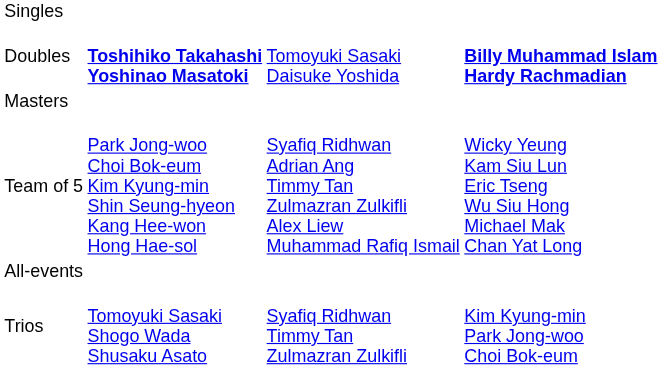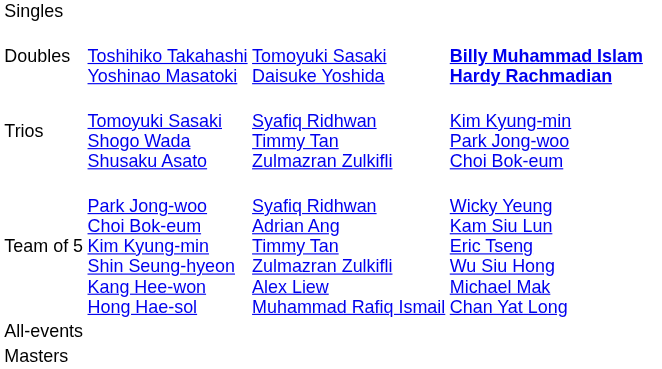(175, 66) bold -> (168, 66) normal
rows swapped: (24, 326) <-> (36, 100)
